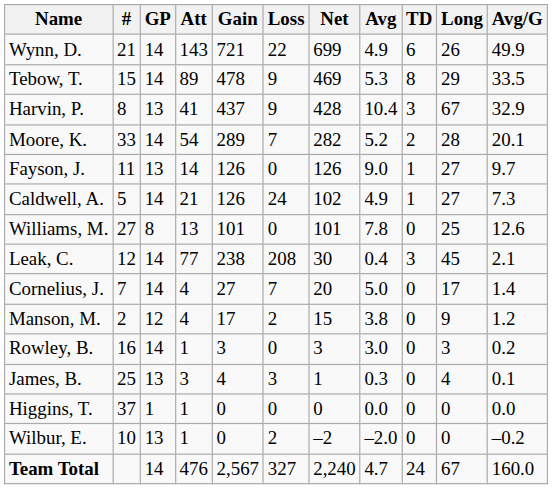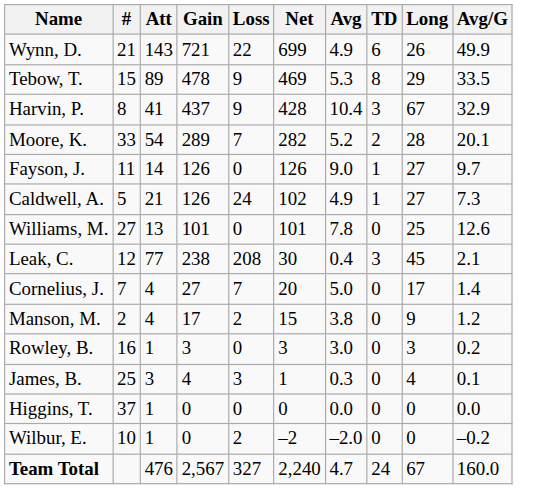- column: (158, 19)
